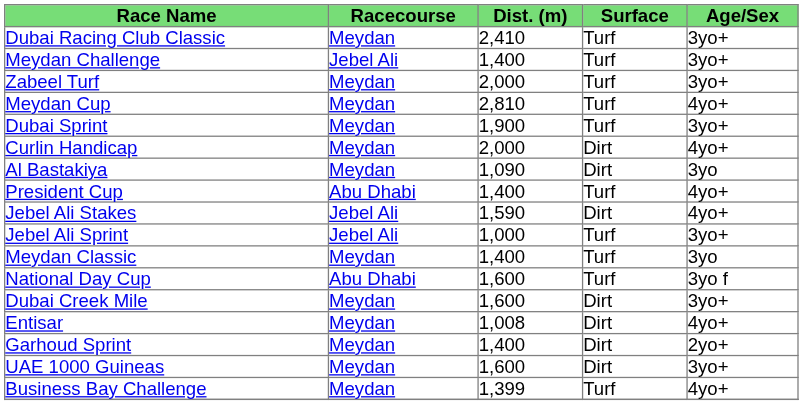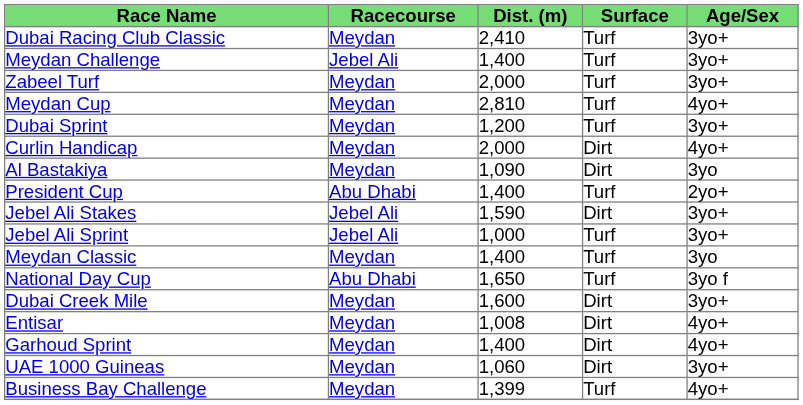(502, 125) 1,900 -> (502, 125) 1,200
(708, 191) 4yo+ -> (708, 191) 2yo+
(708, 213) 4yo+ -> (708, 213) 3yo+
(502, 279) 1,600 -> (502, 279) 1,650
(708, 345) 2yo+ -> (708, 345) 4yo+
(502, 366) 1,600 -> (502, 366) 1,060
